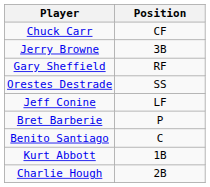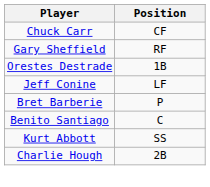- row: (60, 49)
(160, 85) SS -> (160, 67) 1B
(160, 156) 1B -> (160, 138) SS
